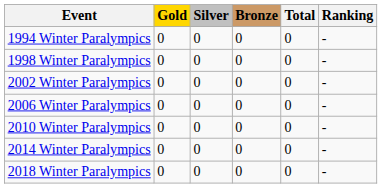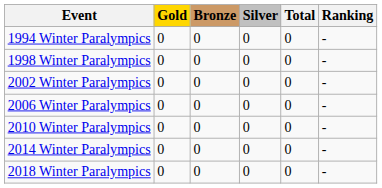columns swapped: (211, 15) <-> (257, 15)
